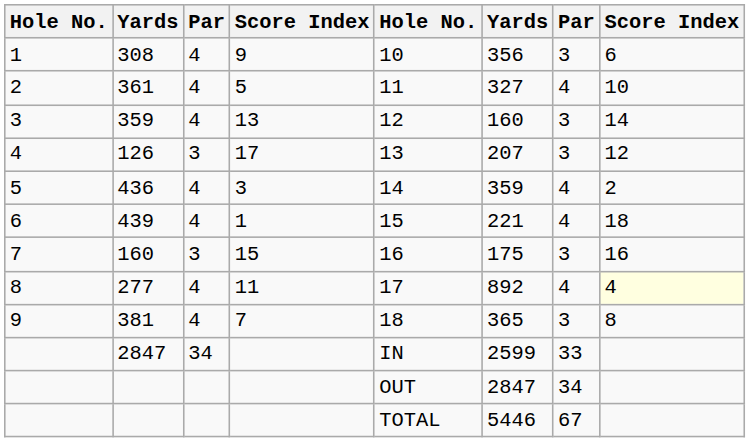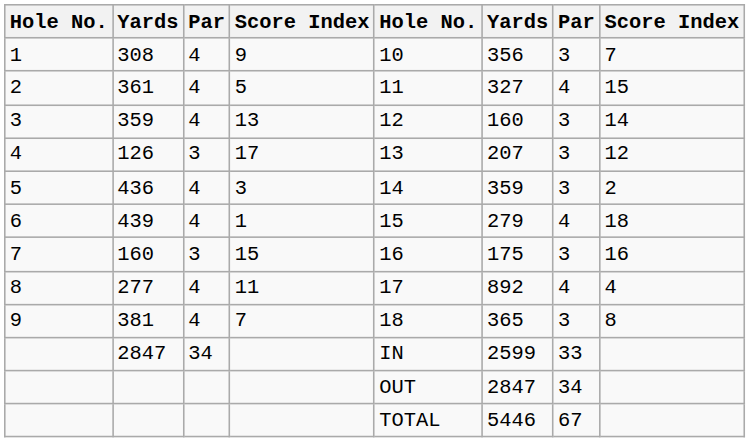(611, 55) 6 -> (611, 55) 7
(617, 88) 10 -> (617, 88) 15
(564, 188) 4 -> (564, 188) 3
(505, 221) 221 -> (505, 221) 279
(611, 288) lightyellow background -> (611, 288) no background
